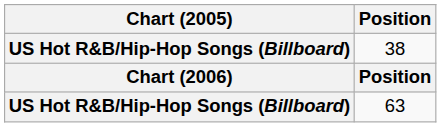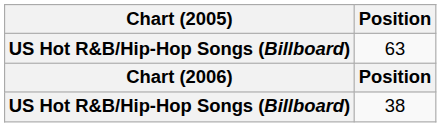rows swapped: (395, 106) <-> (395, 48)
